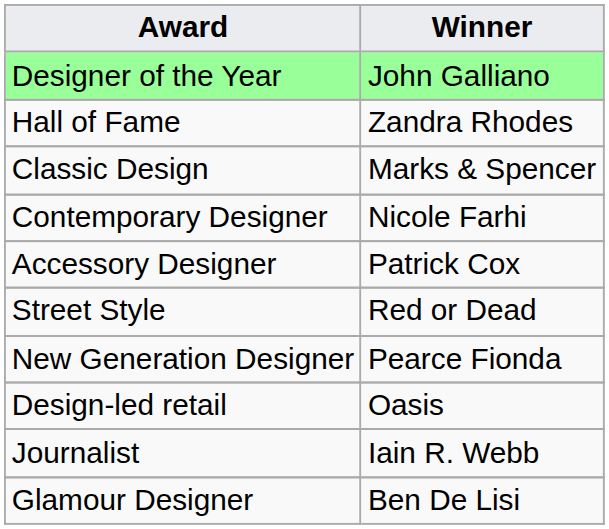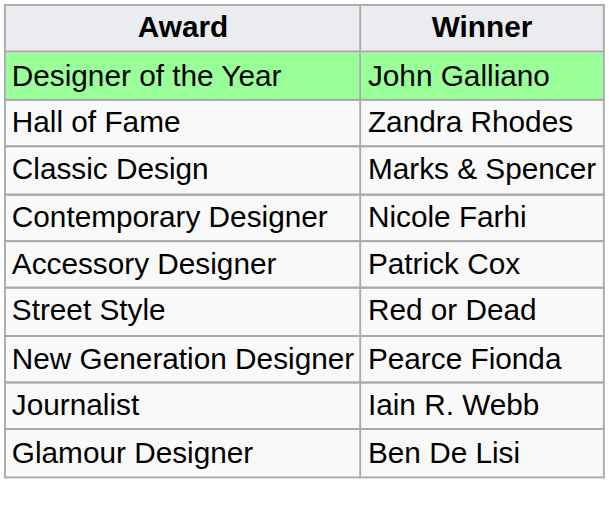- row: (119, 405)
